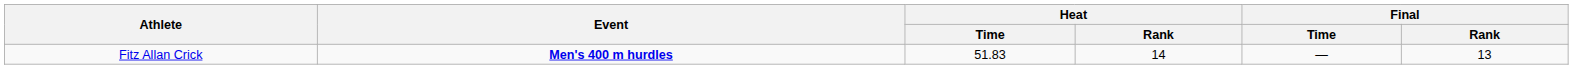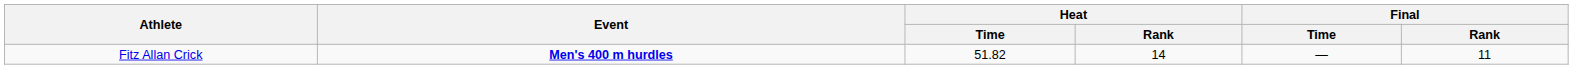(990, 55) 51.83 -> (990, 55) 51.82
(1485, 55) 13 -> (1485, 55) 11
